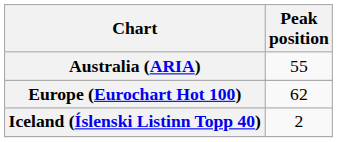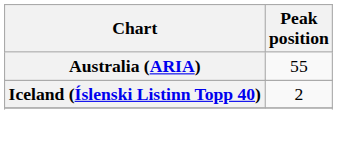- row: (135, 94)
